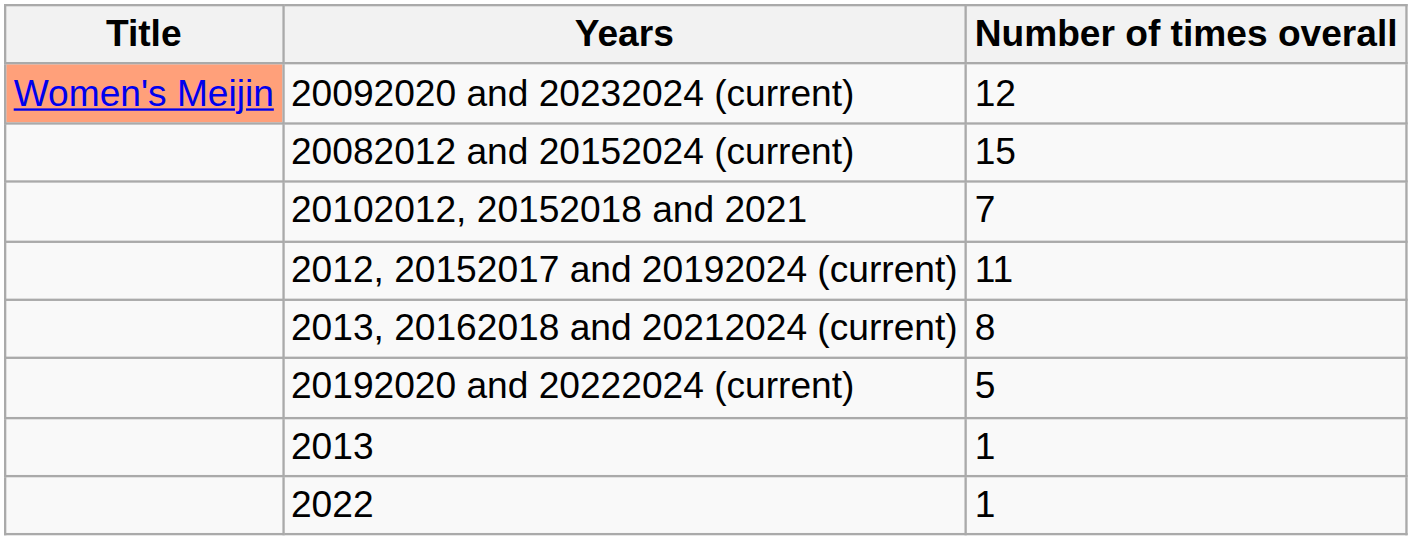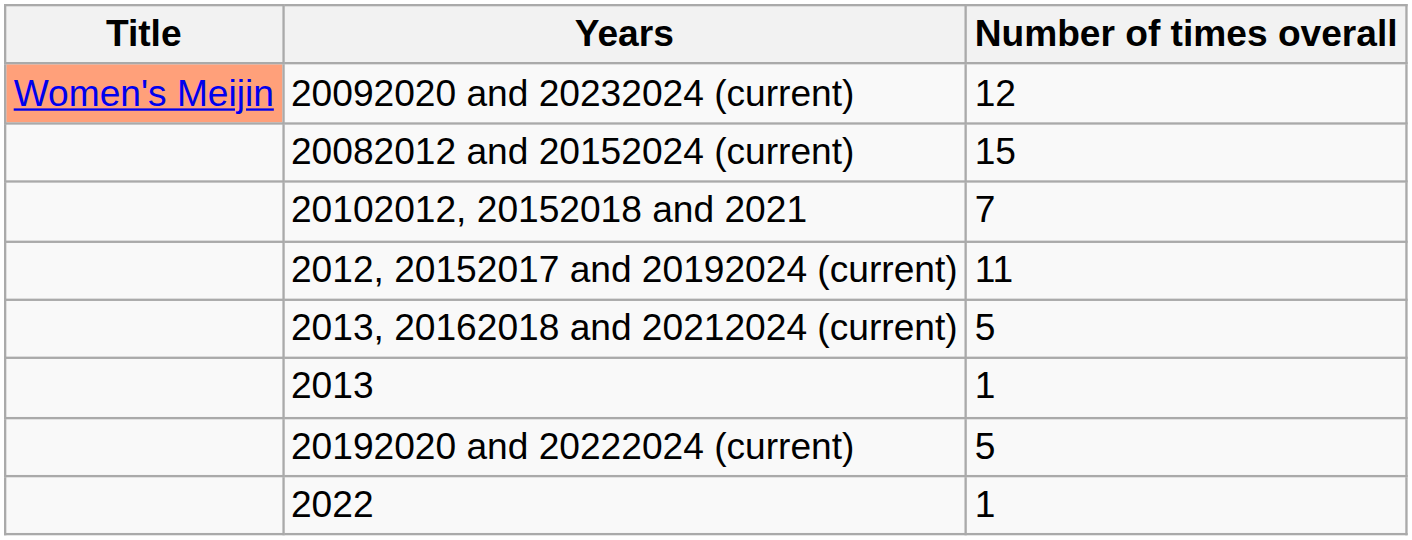(985, 328) 8 -> (985, 328) 5
rows swapped: (332, 446) <-> (573, 387)
